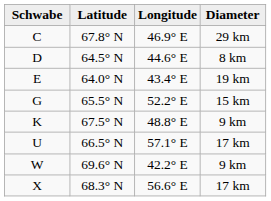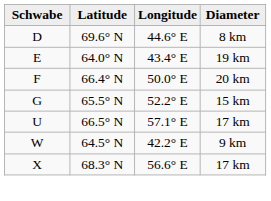- row: (37, 36)
(102, 57) 64.5° N -> (102, 36) 69.6° N
+ row: (37, 79)
- row: (37, 121)
(102, 164) 69.6° N -> (102, 143) 64.5° N
